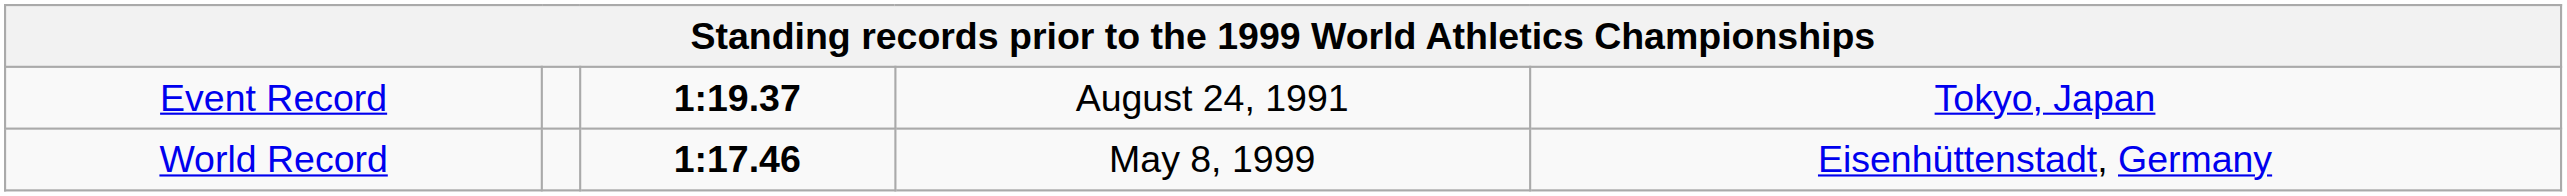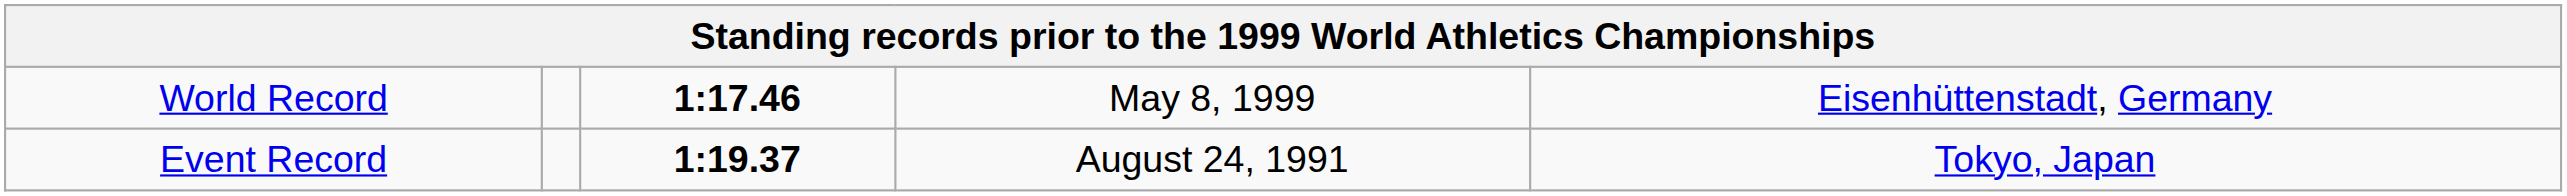rows swapped: (274, 158) <-> (274, 96)
